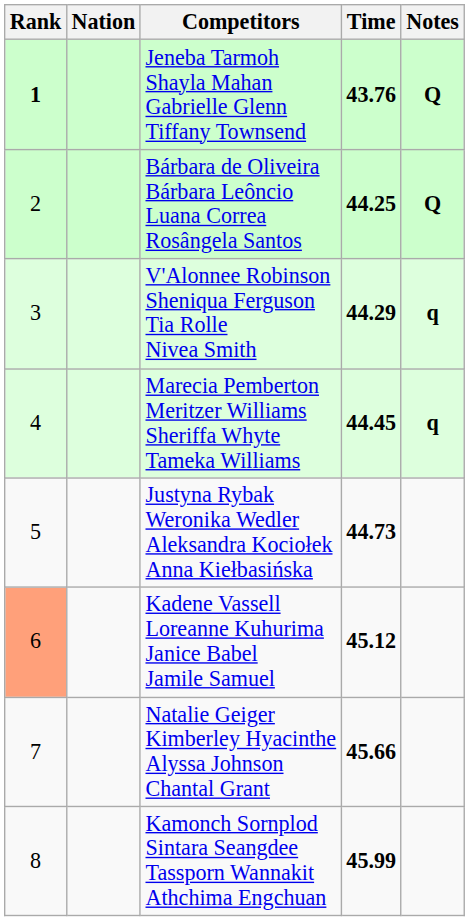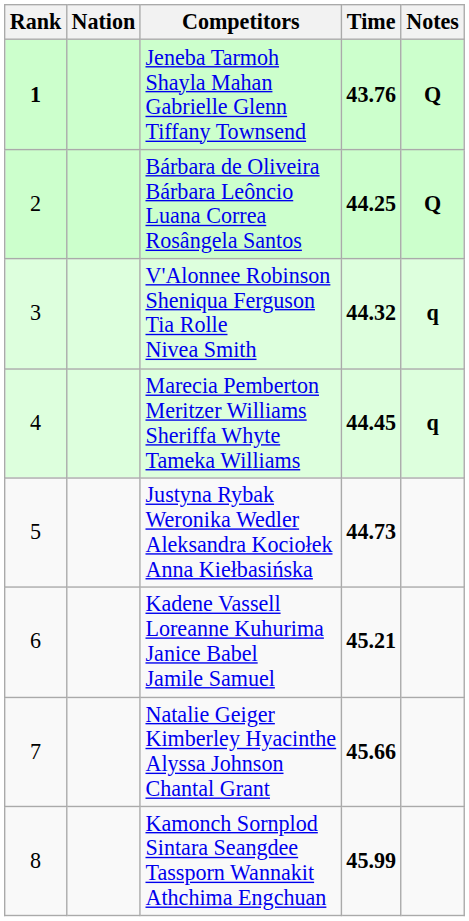(371, 313) 44.29 -> (371, 313) 44.32
(36, 641) lightsalmon background -> (36, 641) no background
(371, 641) 45.12 -> (371, 641) 45.21
